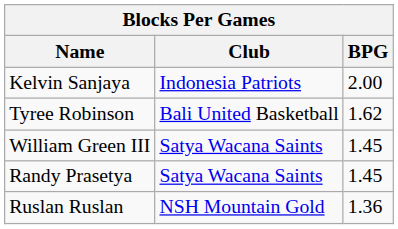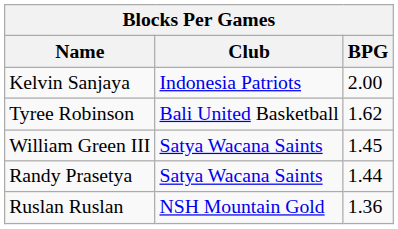(365, 176) 1.45 -> (365, 176) 1.44
